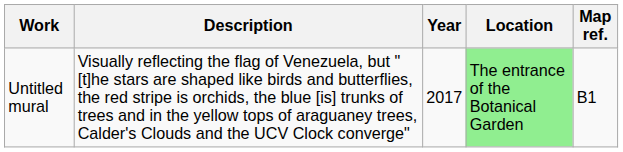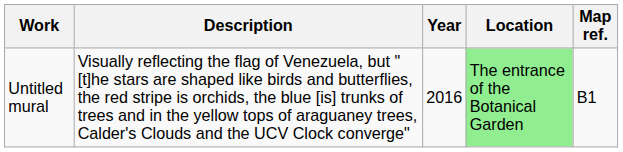(444, 97) 2017 -> (444, 97) 2016
